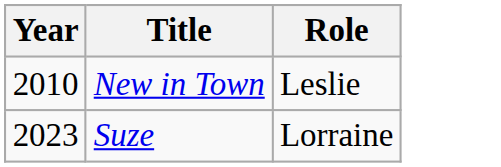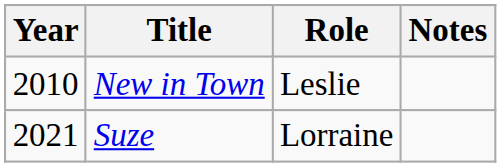+ column: (448, 30)
(46, 135) 2023 -> (46, 135) 2021
